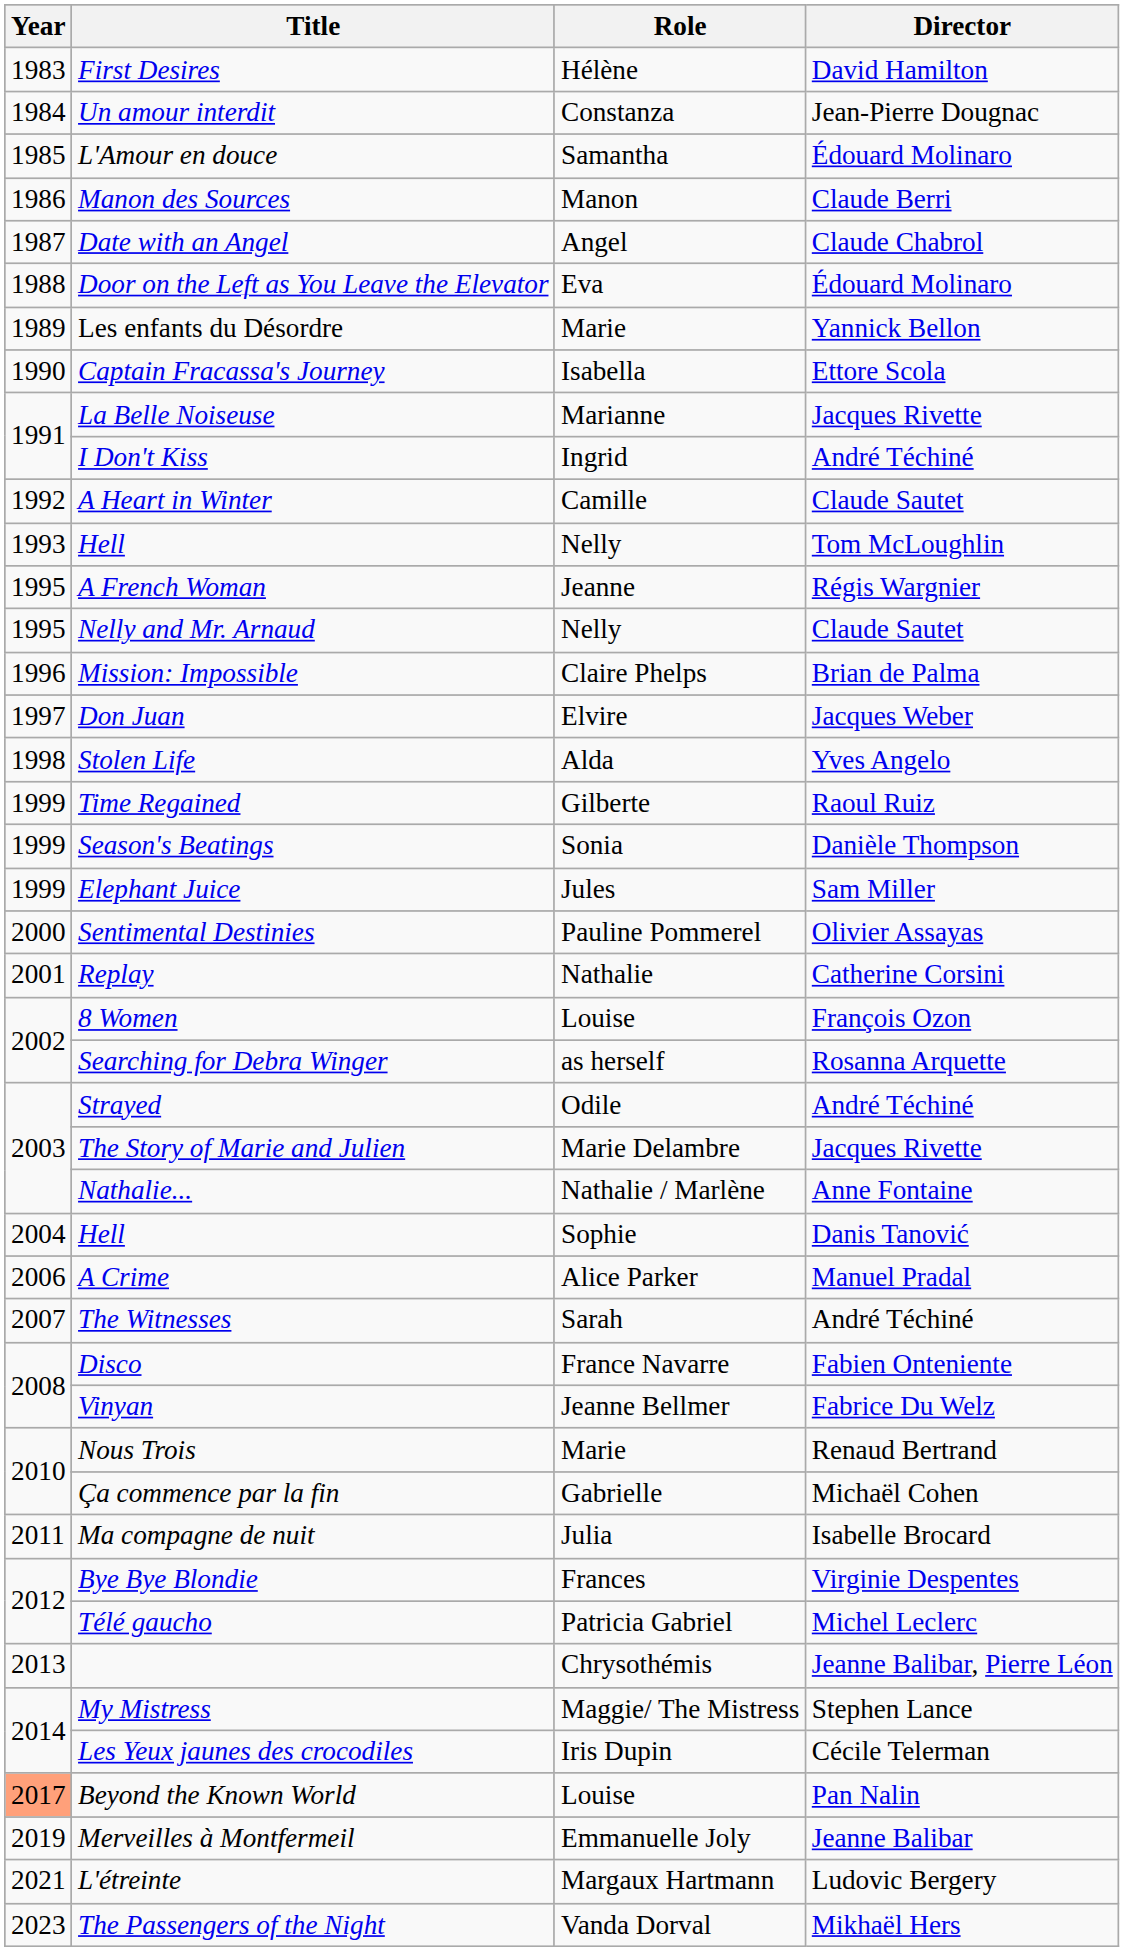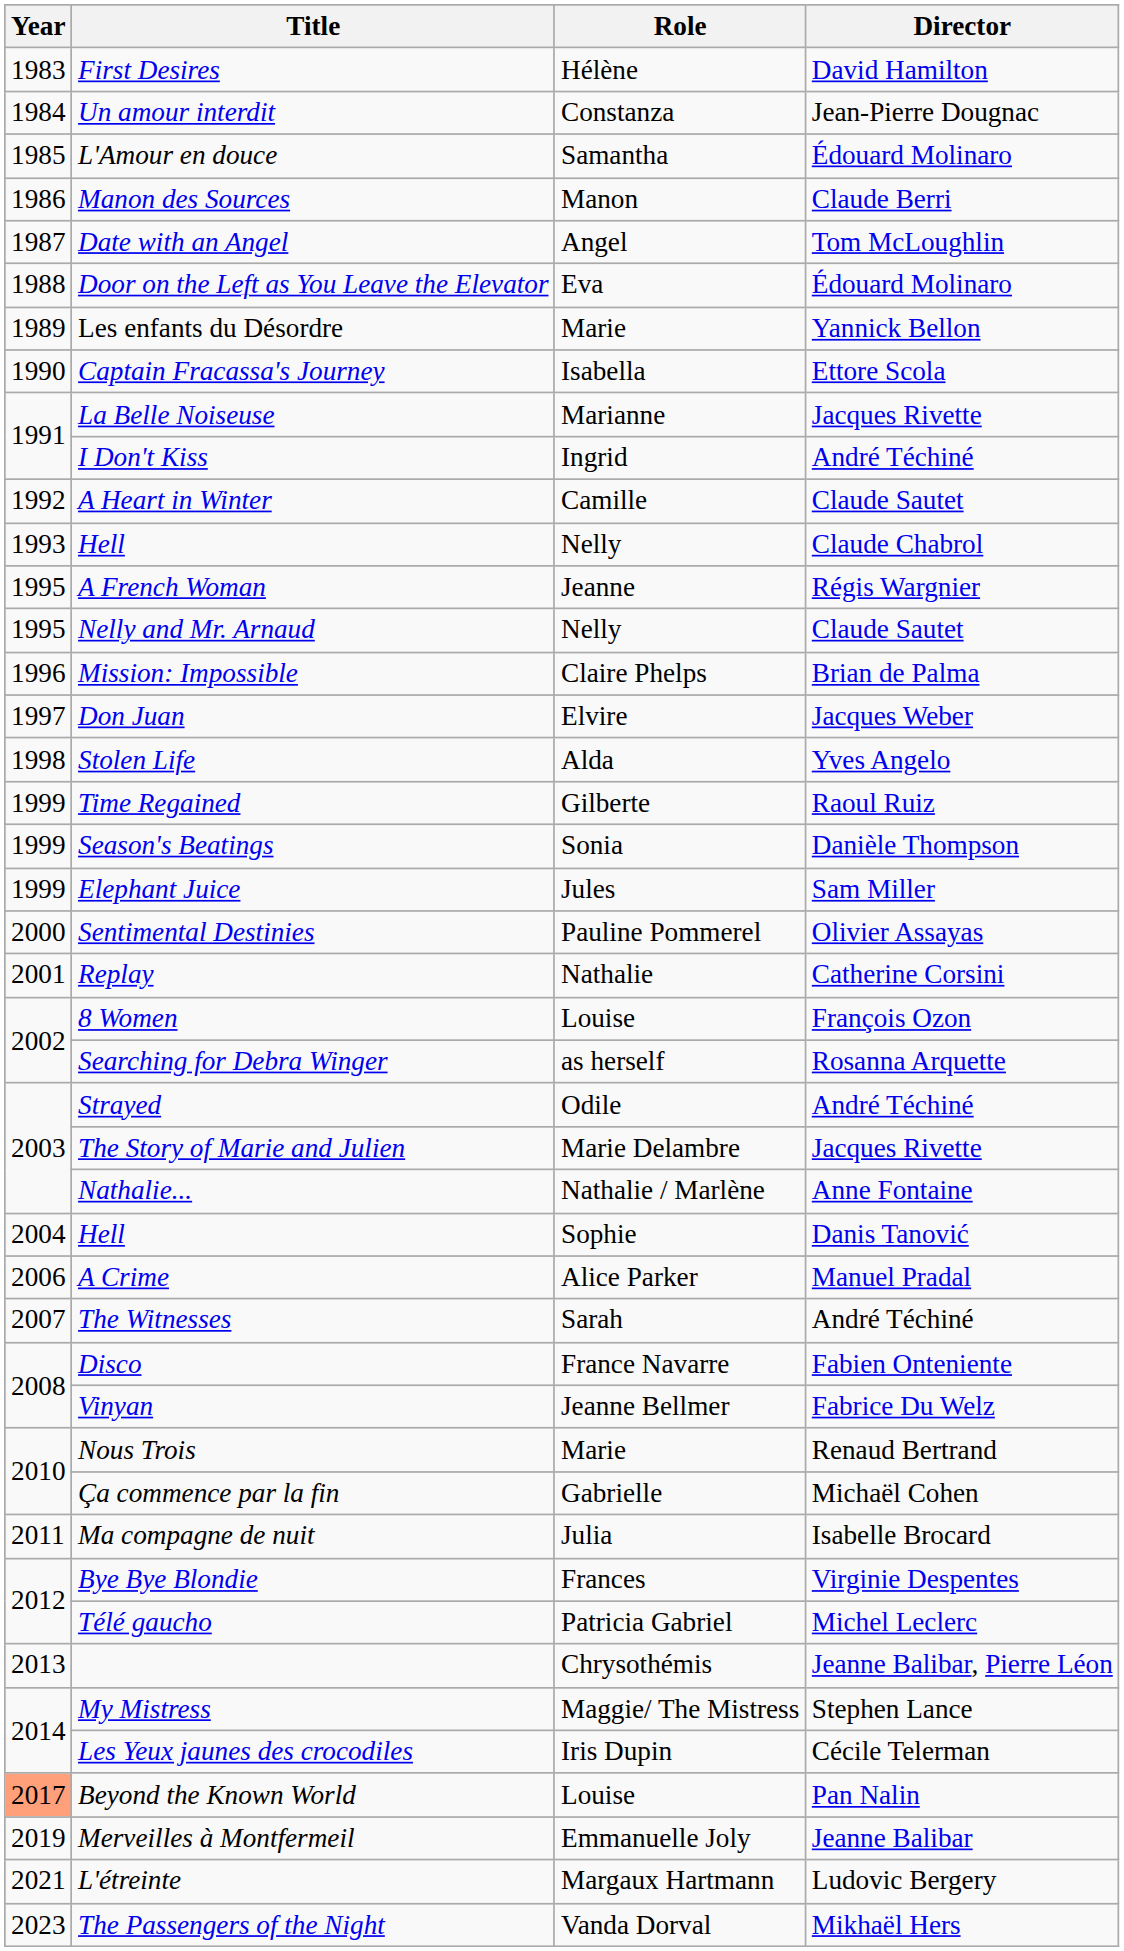(898, 241) Claude Chabrol -> (908, 241) Tom McLoughlin
(908, 543) Tom McLoughlin -> (898, 543) Claude Chabrol
